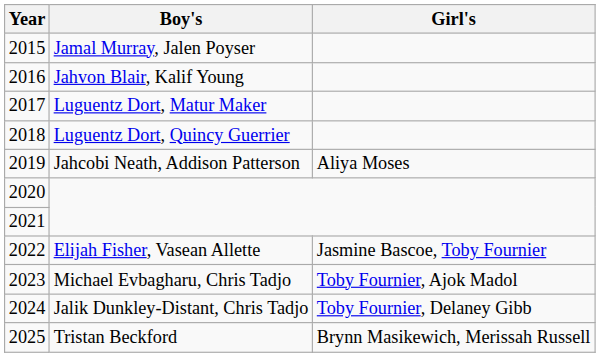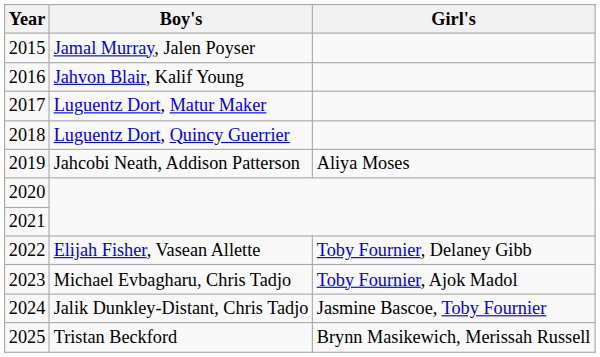(432, 250) Jasmine Bascoe, Toby Fournier -> (424, 250) Toby Fournier, Delaney Gibb
(424, 308) Toby Fournier, Delaney Gibb -> (432, 308) Jasmine Bascoe, Toby Fournier
